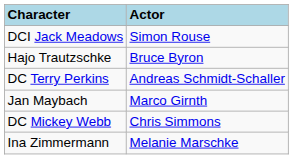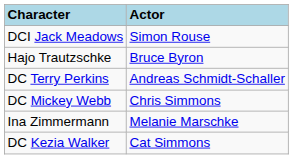- row: (47, 100)
+ row: (58, 143)
